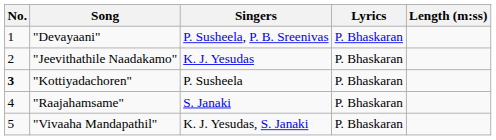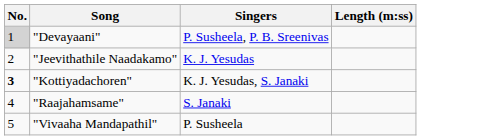- column: (369, 15)
(11, 37) no background -> (11, 37) lightgrey background
(213, 81) P. Susheela -> (246, 81) K. J. Yesudas, S. Janaki
(246, 124) K. J. Yesudas, S. Janaki -> (213, 124) P. Susheela
